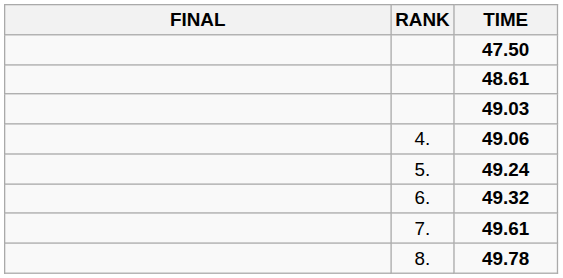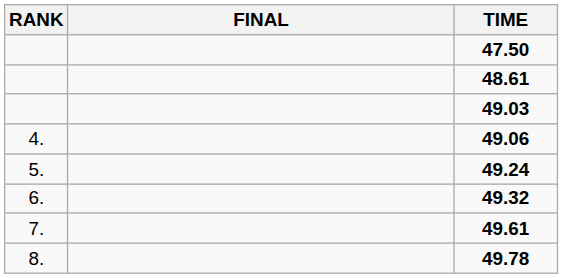columns swapped: (422, 20) <-> (198, 20)
